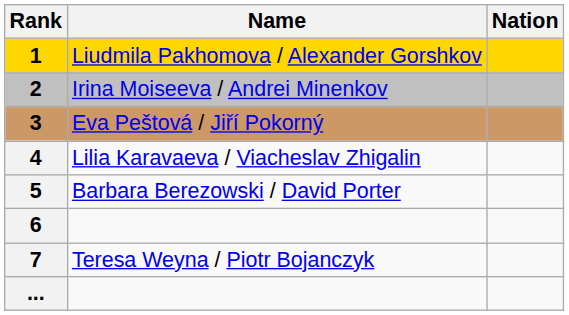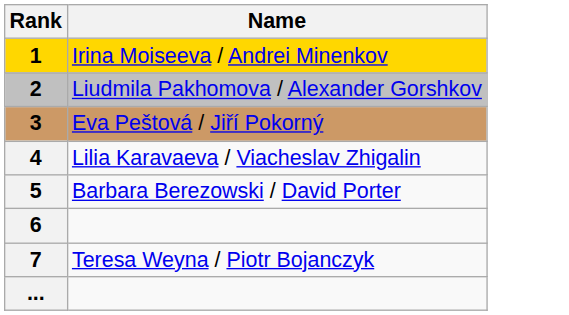- column: (525, 21)
(277, 55) Liudmila Pakhomova / Alexander Gorshkov -> (230, 55) Irina Moiseeva / Andrei Minenkov
(230, 89) Irina Moiseeva / Andrei Minenkov -> (277, 89) Liudmila Pakhomova / Alexander Gorshkov
